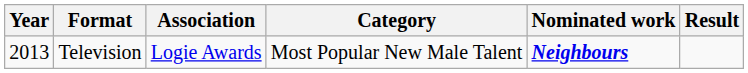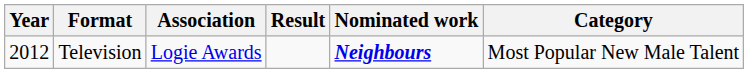columns swapped: (397, 20) <-> (712, 20)
(29, 52) 2013 -> (29, 52) 2012
